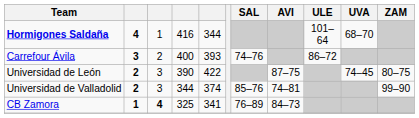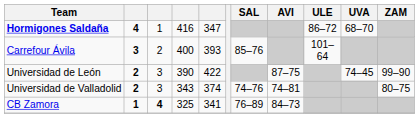(212, 34) 344 -> (212, 28) 347
(322, 34) 101–64 -> (322, 28) 86–72
(249, 56) 74–76 -> (249, 50) 85–76
(322, 56) 86–72 -> (322, 50) 101–64
(396, 72) 80–75 -> (396, 72) 99–90
(185, 89) 344 -> (185, 89) 343
(249, 89) 85–76 -> (249, 89) 74–76
(396, 89) 99–90 -> (396, 89) 80–75
